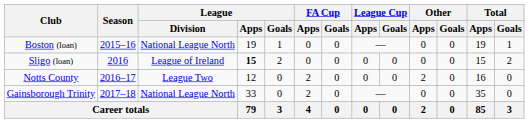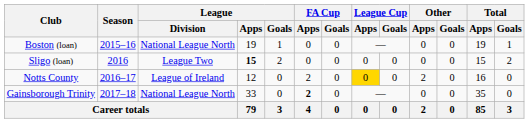(188, 61) League of Ireland -> (188, 61) League Two
(188, 77) League Two -> (188, 77) League of Ireland
(366, 77) no background -> (366, 77) gold background
(308, 93) normal -> (308, 93) bold
